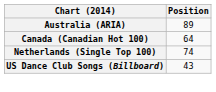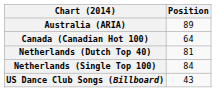+ row: (85, 53)
(188, 53) 74 -> (188, 66) 84
